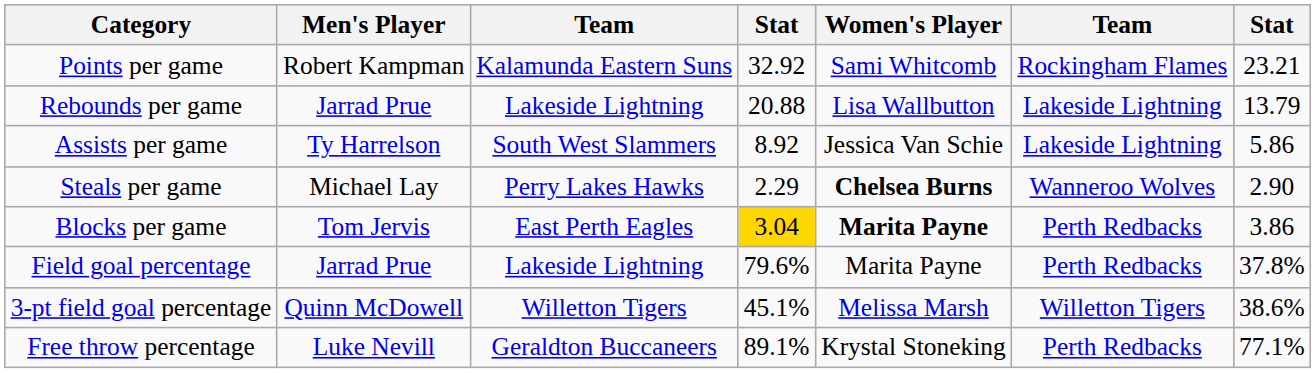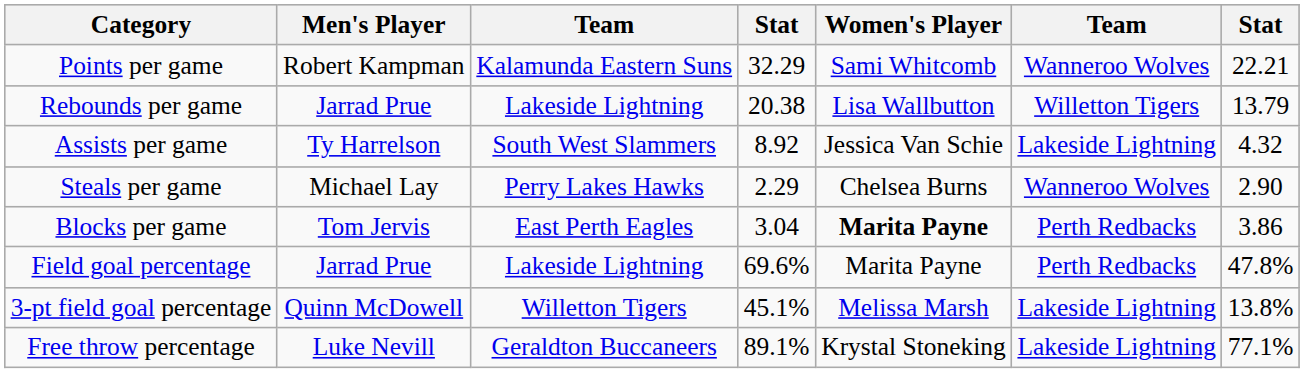(777, 65) 32.92 -> (777, 65) 32.29
(1122, 65) Rockingham Flames -> (1117, 65) Wanneroo Wolves
(1272, 65) 23.21 -> (1261, 65) 22.21
(777, 105) 20.88 -> (777, 105) 20.38
(1122, 105) Lakeside Lightning -> (1117, 105) Willetton Tigers
(1272, 145) 5.86 -> (1261, 145) 4.32
(913, 186) bold -> (913, 186) normal
(777, 226) gold background -> (777, 226) no background
(777, 266) 79.6% -> (777, 266) 69.6%
(1272, 266) 37.8% -> (1261, 266) 47.8%
(1122, 307) Willetton Tigers -> (1117, 307) Lakeside Lightning
(1272, 307) 38.6% -> (1261, 307) 13.8%
(1122, 347) Perth Redbacks -> (1117, 347) Lakeside Lightning
